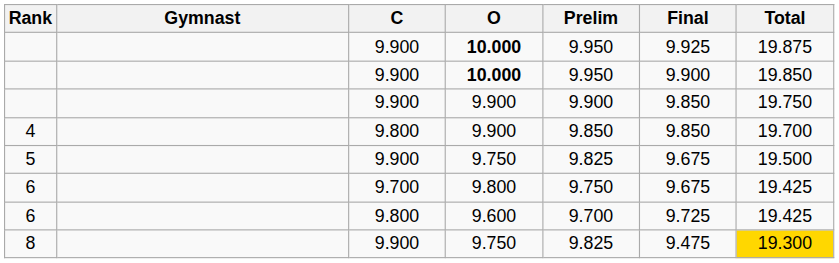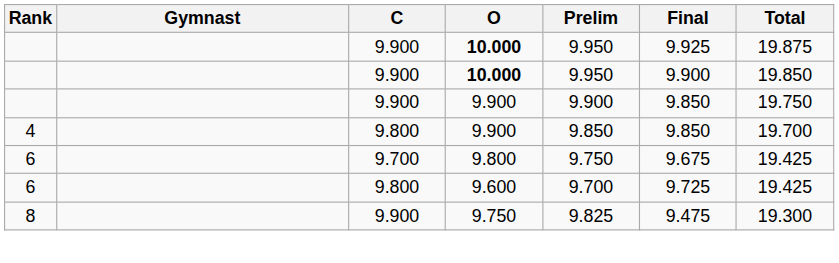- row: (30, 159)
(785, 243) gold background -> (785, 215) no background
